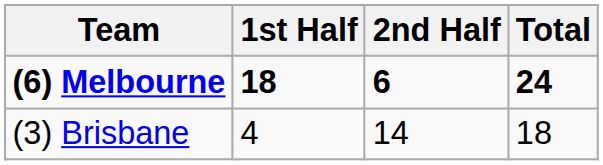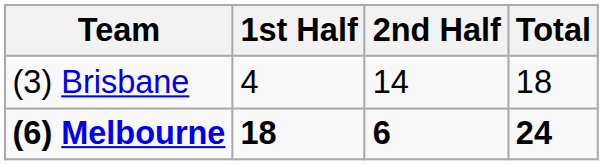rows swapped: (101, 133) <-> (119, 81)
